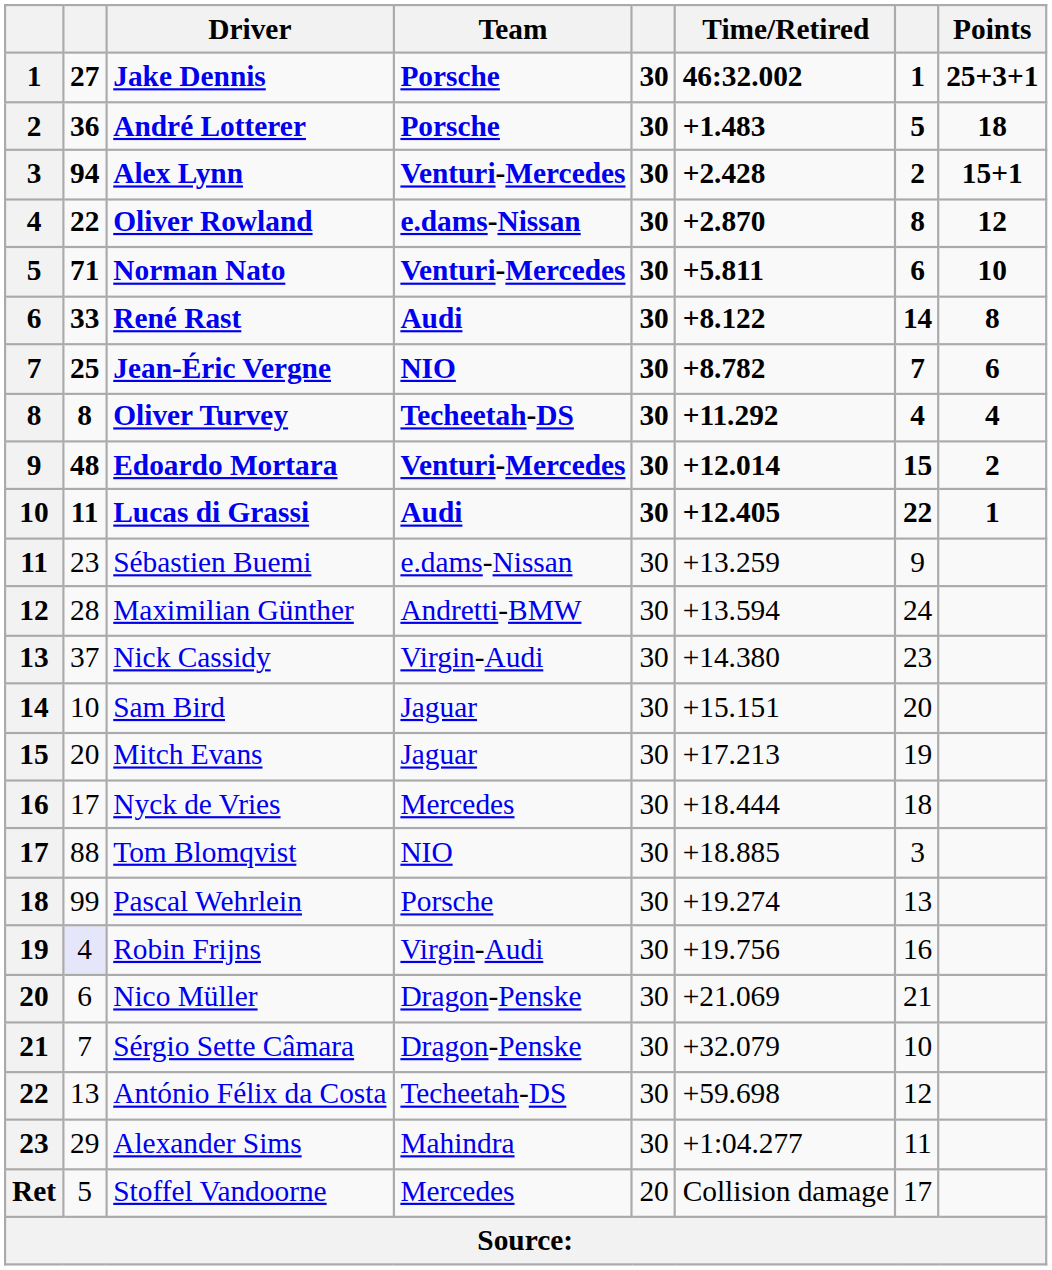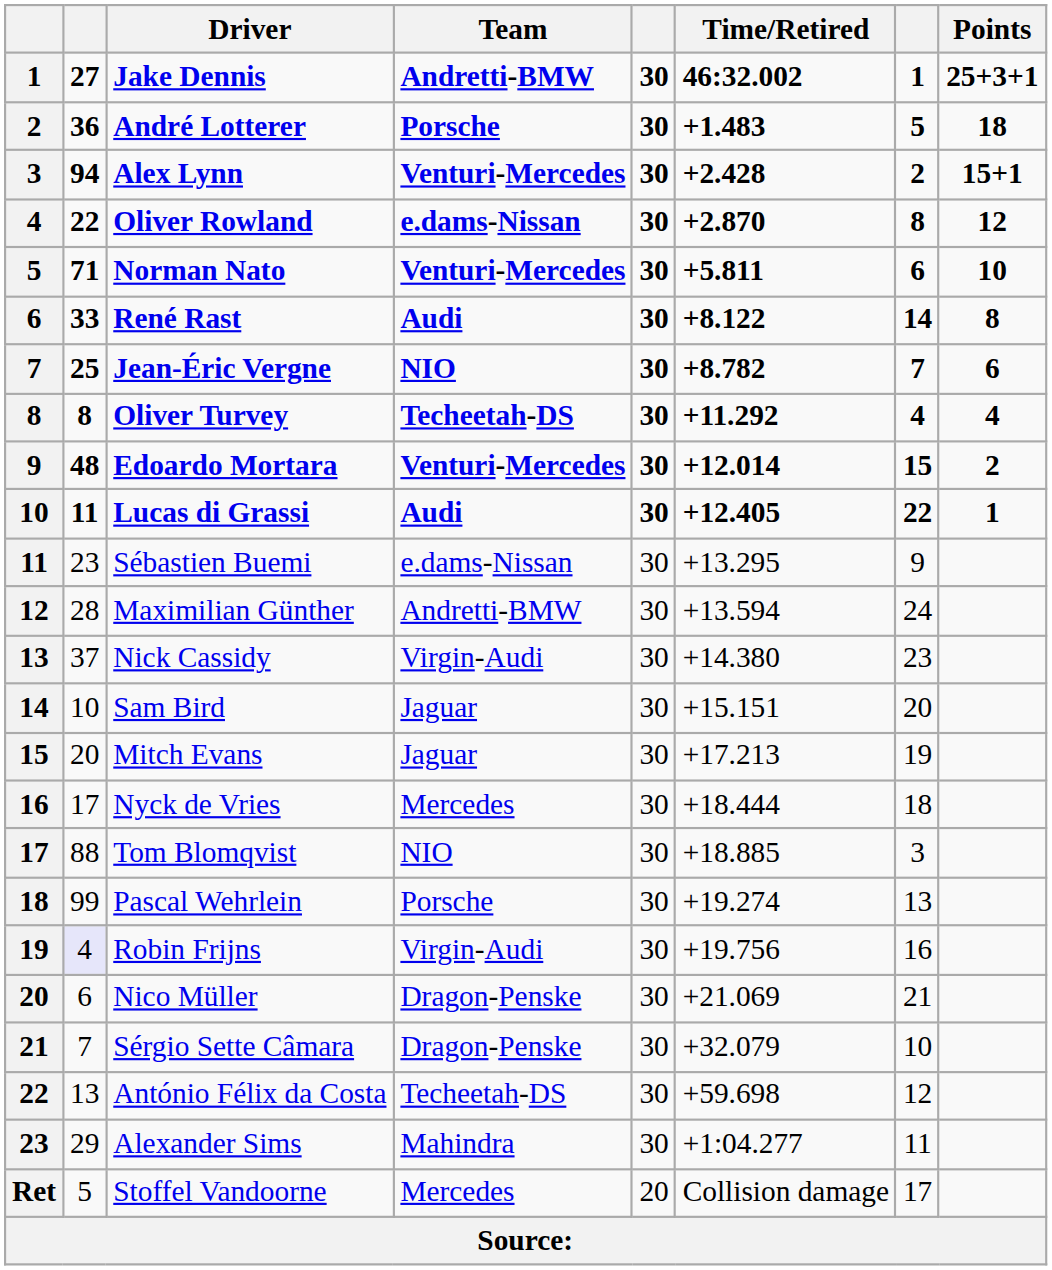(450, 76) Porsche -> (497, 76) Andretti-BMW
(731, 561) +13.259 -> (731, 561) +13.295
